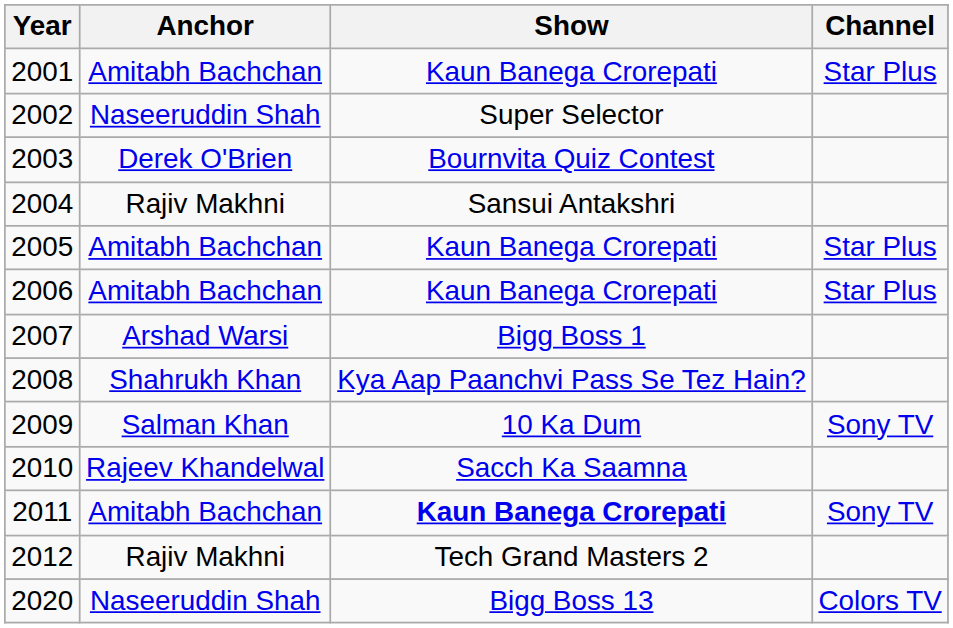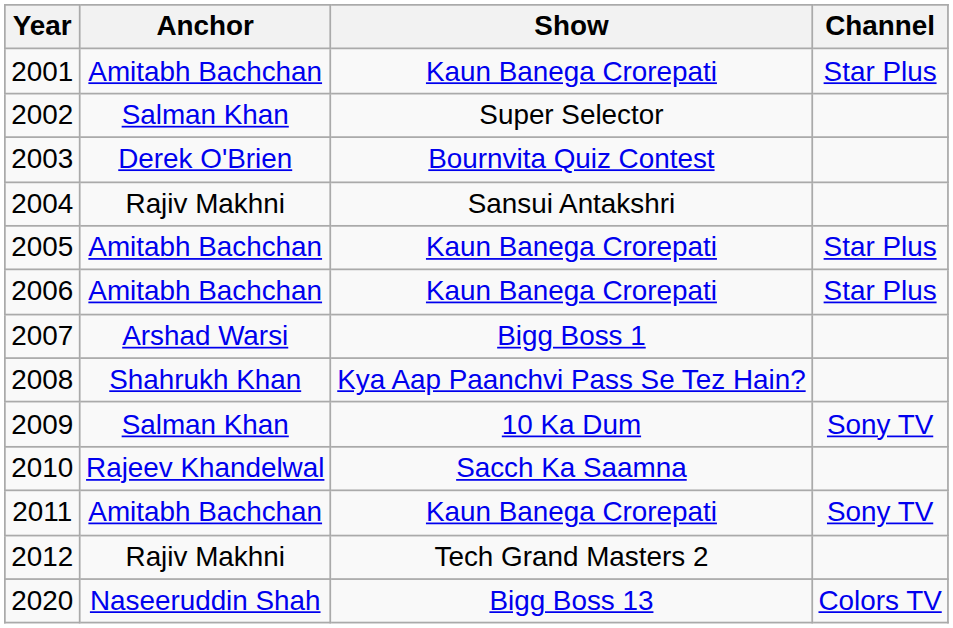(205, 114) Naseeruddin Shah -> (205, 114) Salman Khan
(571, 512) bold -> (571, 512) normal
